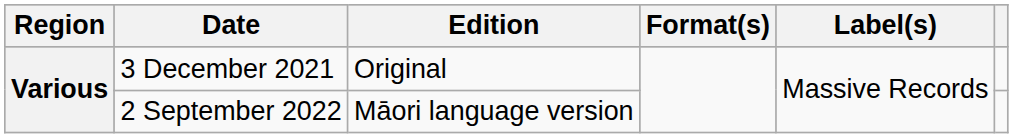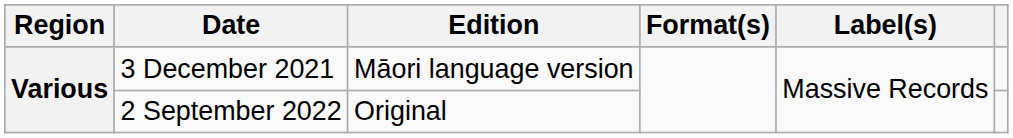(400, 68) Original -> (494, 68) Māori language version
(494, 111) Māori language version -> (400, 111) Original
